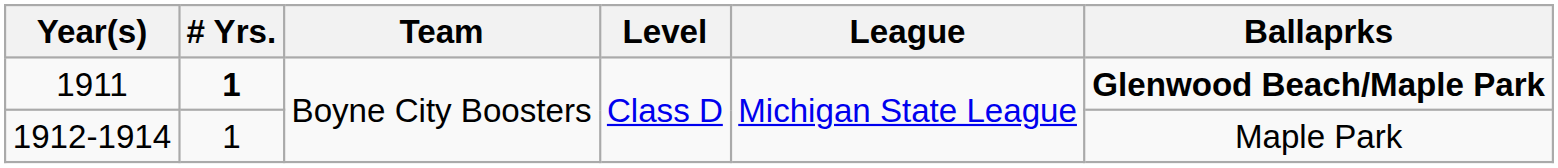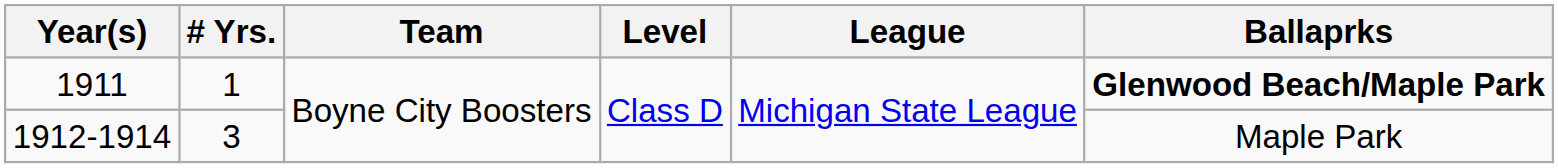(231, 84) bold -> (231, 84) normal
(231, 136) 1 -> (231, 136) 3
